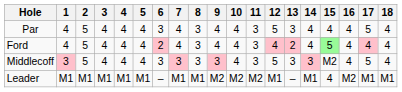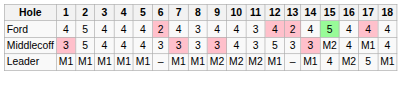- row: (30, 29)
(368, 62) 5 -> (368, 45) M1
(368, 78) M1 -> (368, 62) 5
